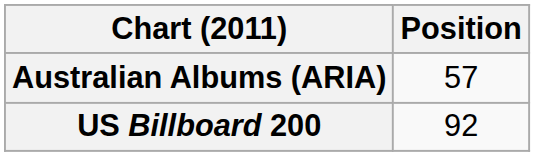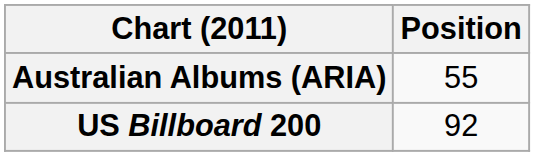(461, 77) 57 -> (461, 77) 55
